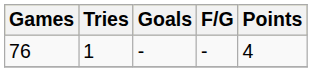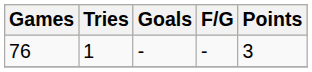(248, 50) 4 -> (248, 50) 3
